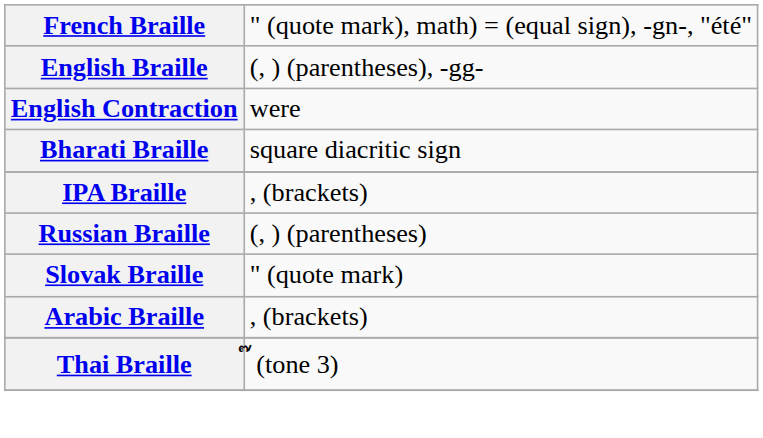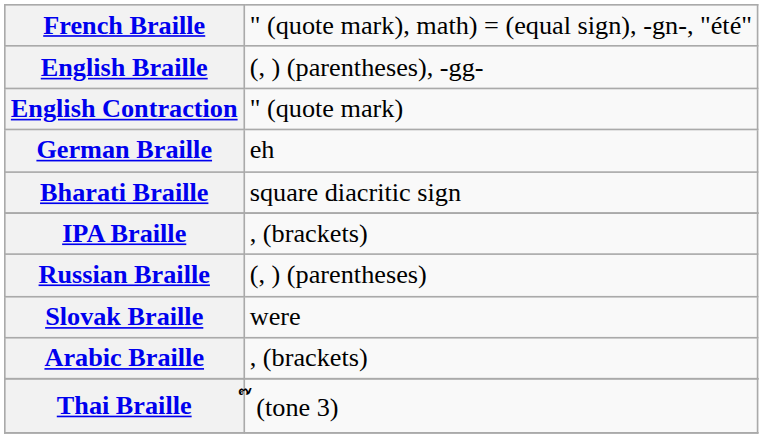(275, 108) were -> (326, 108) " (quote mark)
+ row: (124, 150)
(326, 274) " (quote mark) -> (275, 316) were
